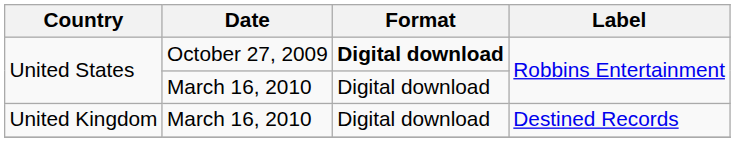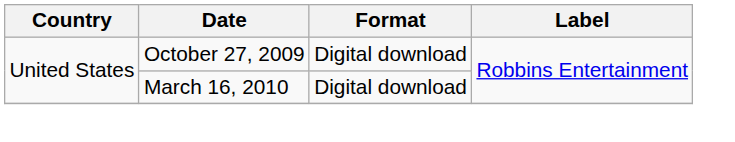(421, 53) bold -> (391, 53) normal
- row: (83, 119)
